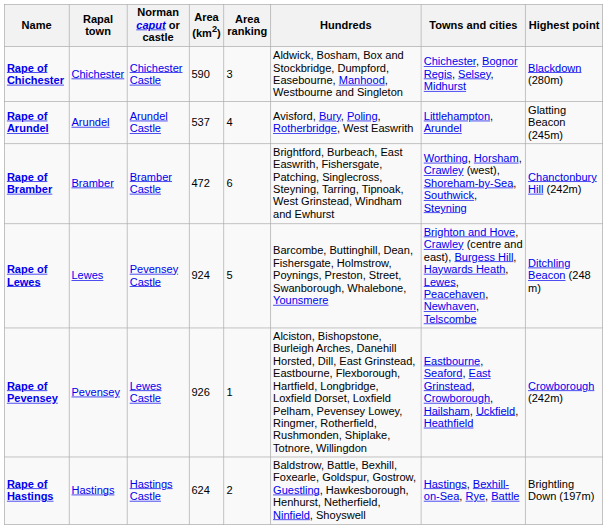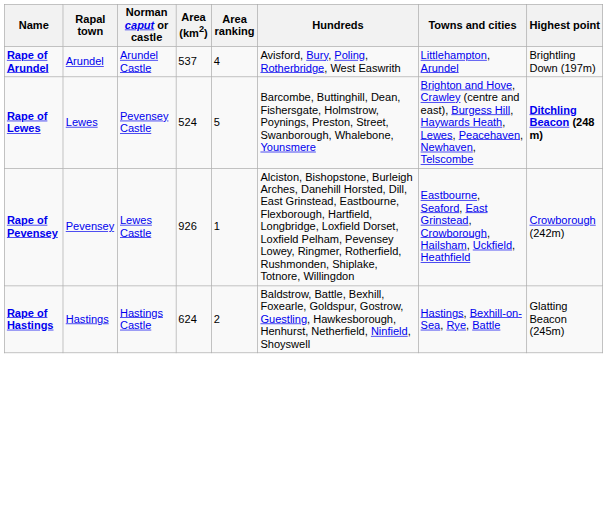- row: (35, 74)
(547, 122) Glatting Beacon (245m) -> (563, 61) Brightling Down (197m)
- row: (30, 183)
(201, 275) 924 -> (188, 122) 524
(559, 275) normal -> (562, 122) bold
(561, 490) Brightling Down (197m) -> (548, 319) Glatting Beacon (245m)
